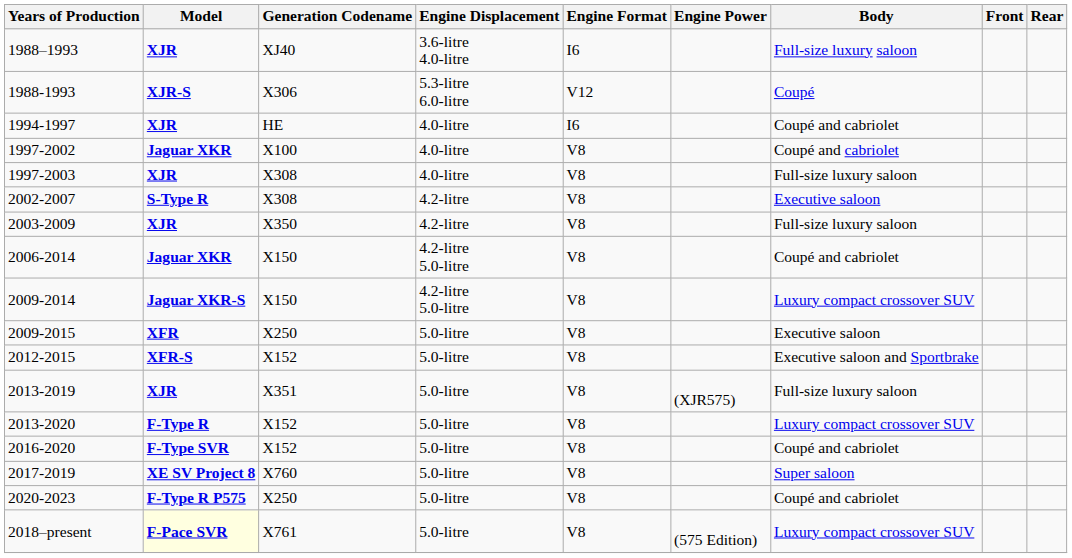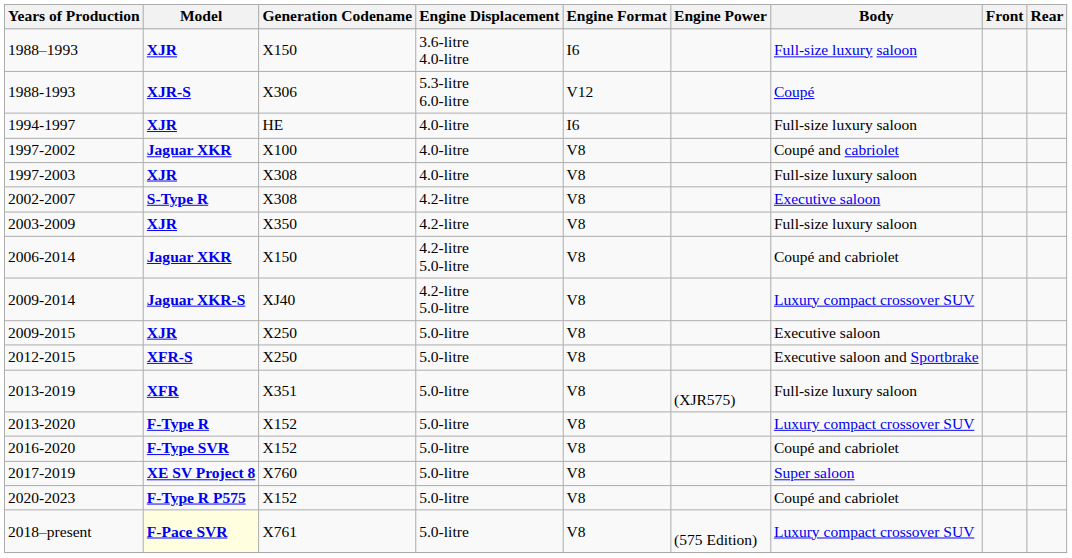(279, 50) XJ40 -> (280, 50) X150
(836, 125) Coupé and cabriolet -> (845, 125) Full-size luxury saloon
(280, 299) X150 -> (279, 299) XJ40
(163, 332) XFR -> (162, 332) XJR
(280, 357) X152 -> (280, 357) X250
(162, 390) XJR -> (163, 390) XFR
(280, 497) X250 -> (280, 497) X152
